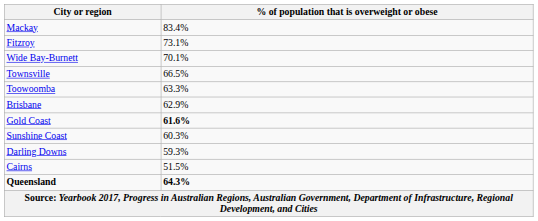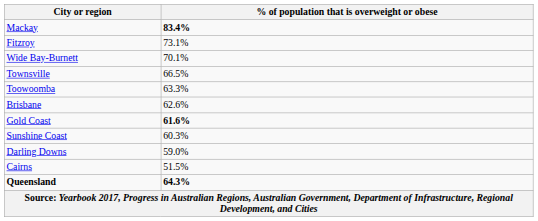(176, 27) normal -> (177, 27) bold
(176, 105) 62.9% -> (176, 105) 62.6%
(176, 151) 59.3% -> (176, 151) 59.0%
